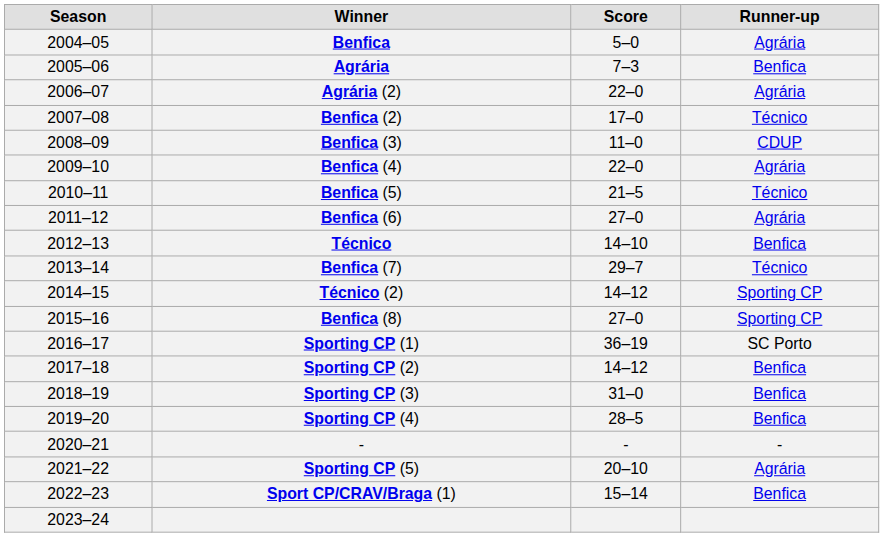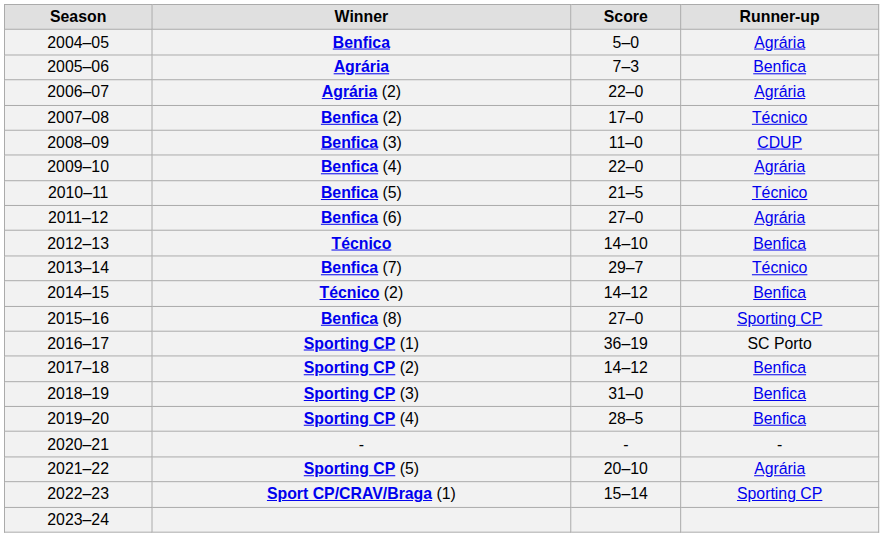(780, 293) Sporting CP -> (780, 293) Benfica
(780, 494) Benfica -> (780, 494) Sporting CP
